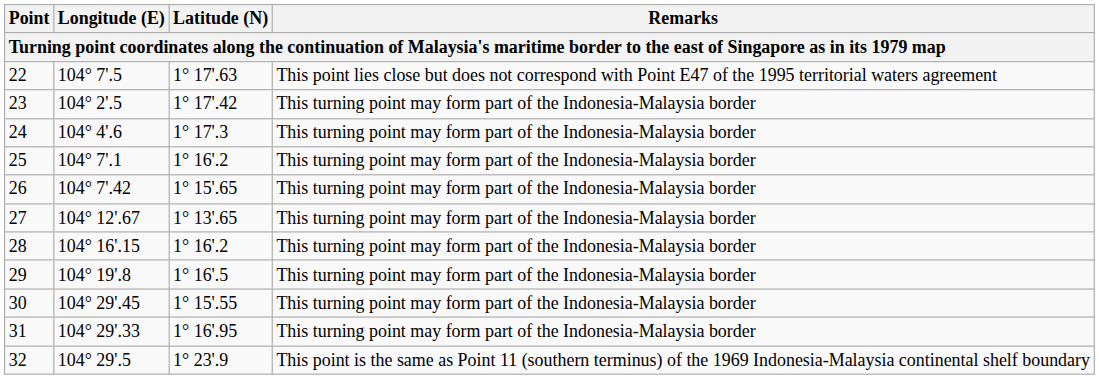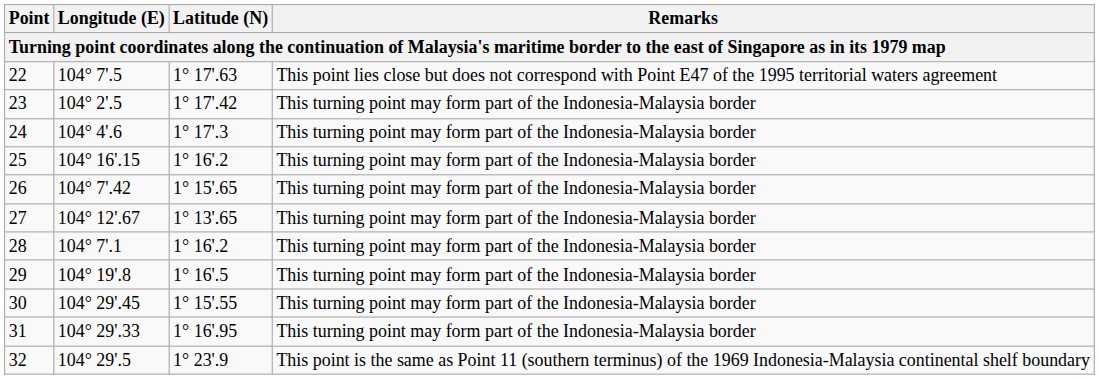(90, 160) 104° 7'.1 -> (99, 160) 104° 16'.15
(99, 246) 104° 16'.15 -> (90, 246) 104° 7'.1
